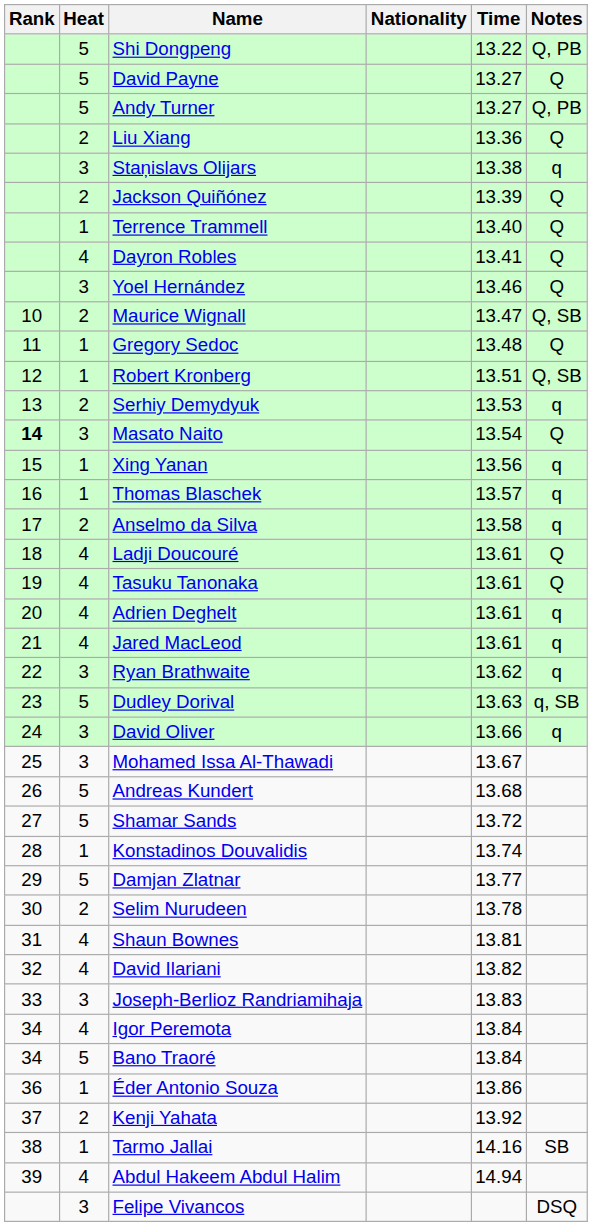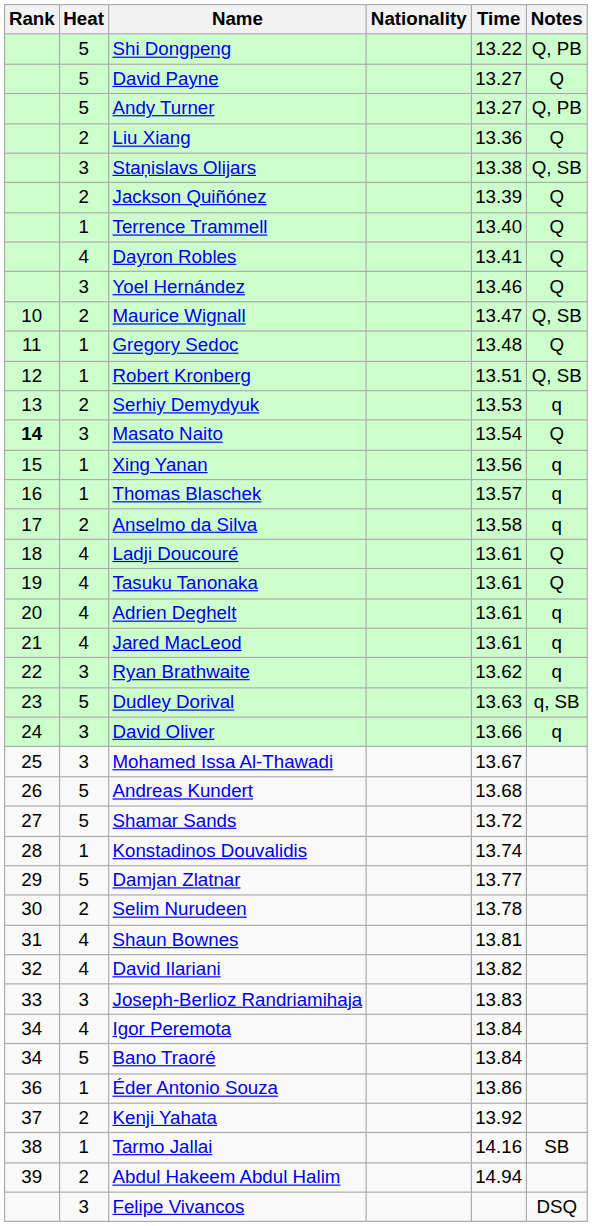(557, 167) q -> (557, 167) Q, SB
(84, 1177) 4 -> (84, 1177) 2
